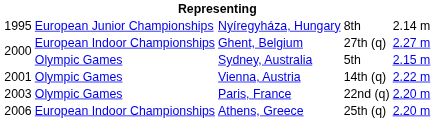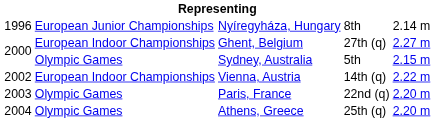(18, 26) 1995 -> (18, 26) 1996
(18, 77) 2001 -> (18, 77) 2002
(79, 77) Olympic Games -> (125, 77) European Indoor Championships
(18, 110) 2006 -> (18, 110) 2004
(125, 110) European Indoor Championships -> (79, 110) Olympic Games
